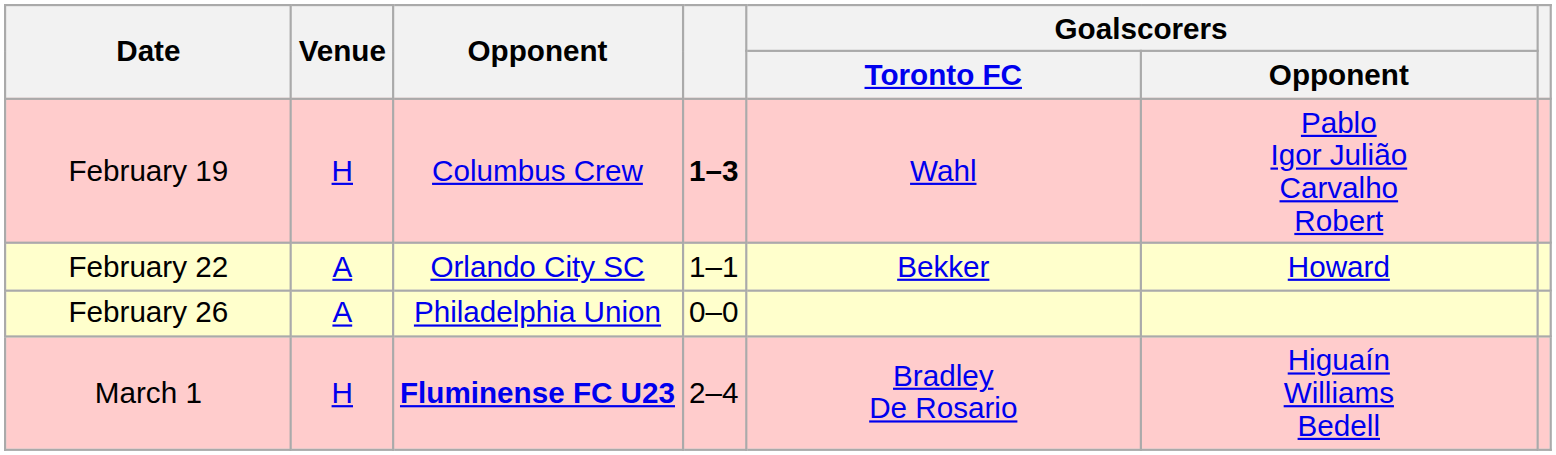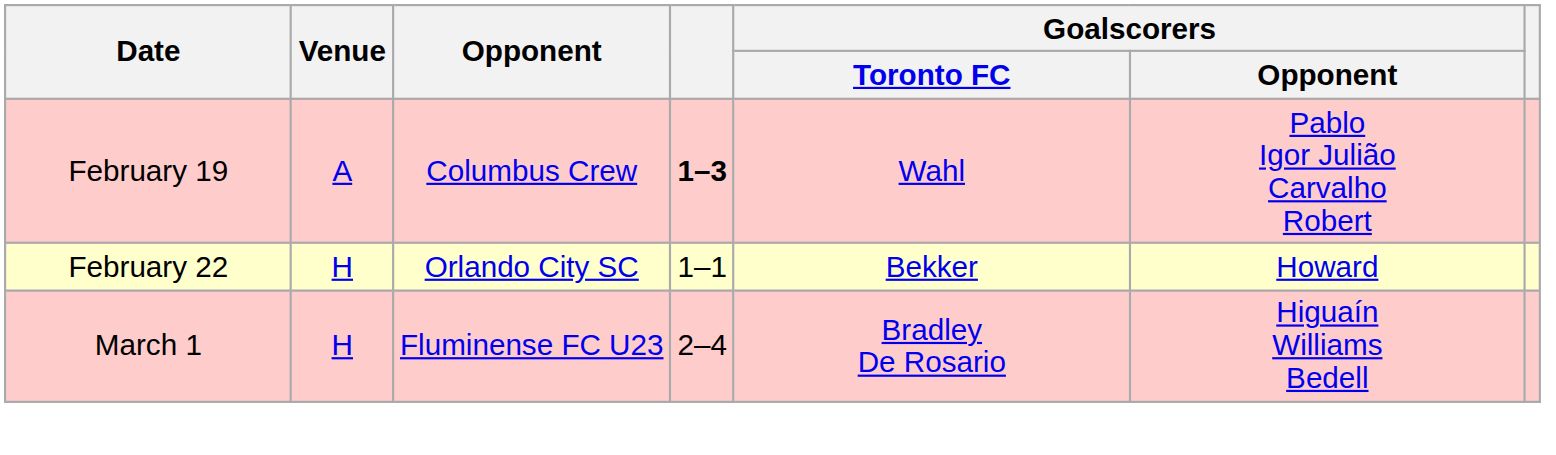(342, 171) H -> (342, 171) A
(342, 266) A -> (342, 266) H
- row: (148, 313)
(537, 393) bold -> (532, 346) normal
